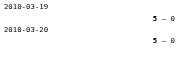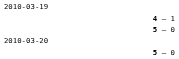+ row: (67, 18)
